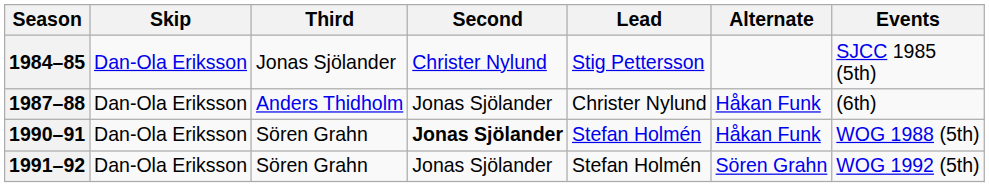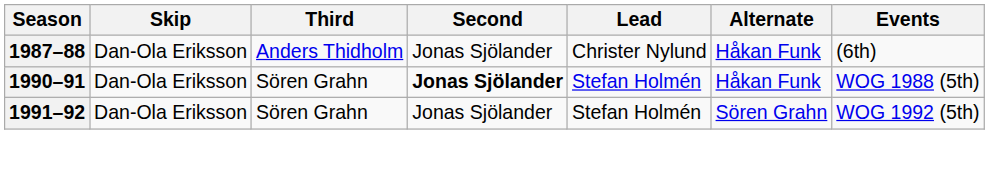- row: (47, 61)
